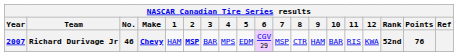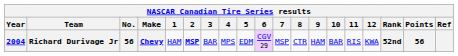(16, 41) 2007 -> (16, 41) 2004
(129, 41) 46 -> (129, 41) 56
(419, 41) 76 -> (419, 41) 56
